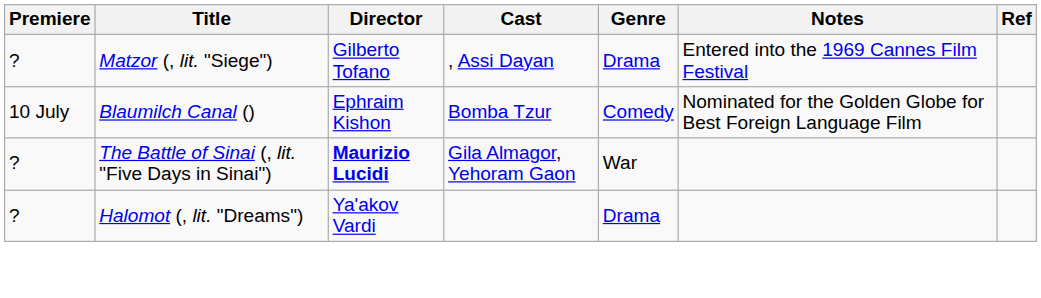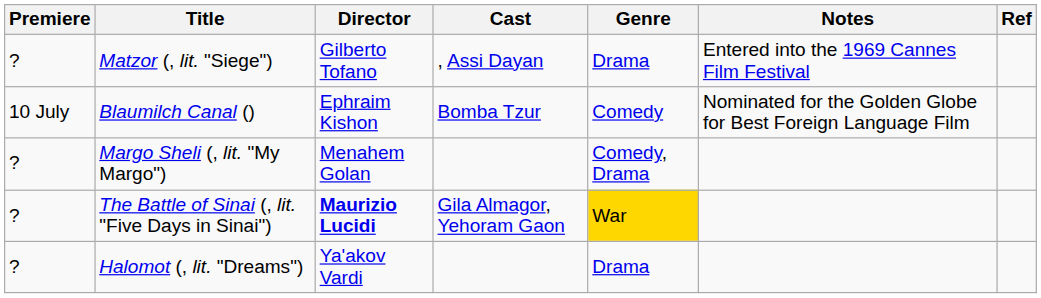+ row: (189, 163)
(620, 163) no background -> (609, 215) gold background
